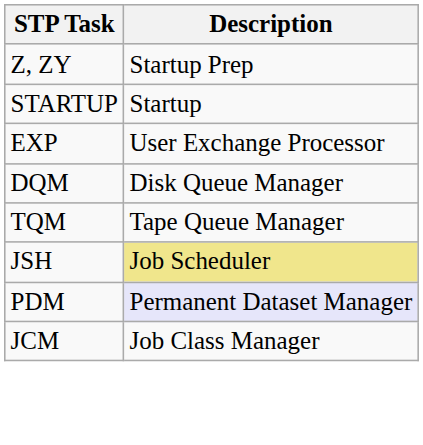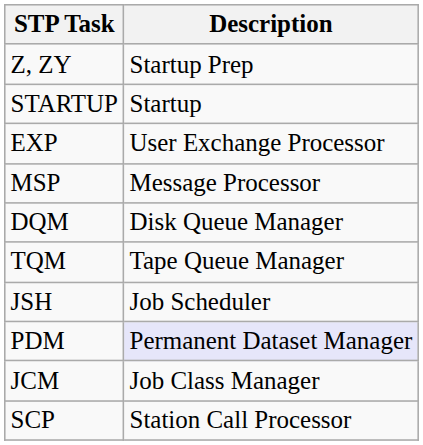+ row: (36, 182)
(200, 261) khaki background -> (200, 301) no background
+ row: (33, 420)
